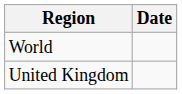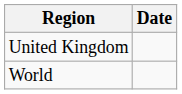rows swapped: (69, 74) <-> (31, 46)
